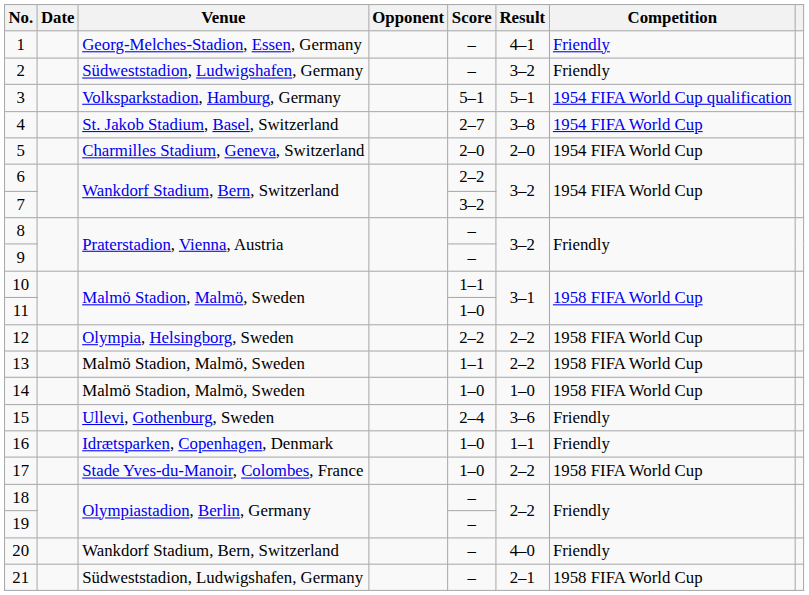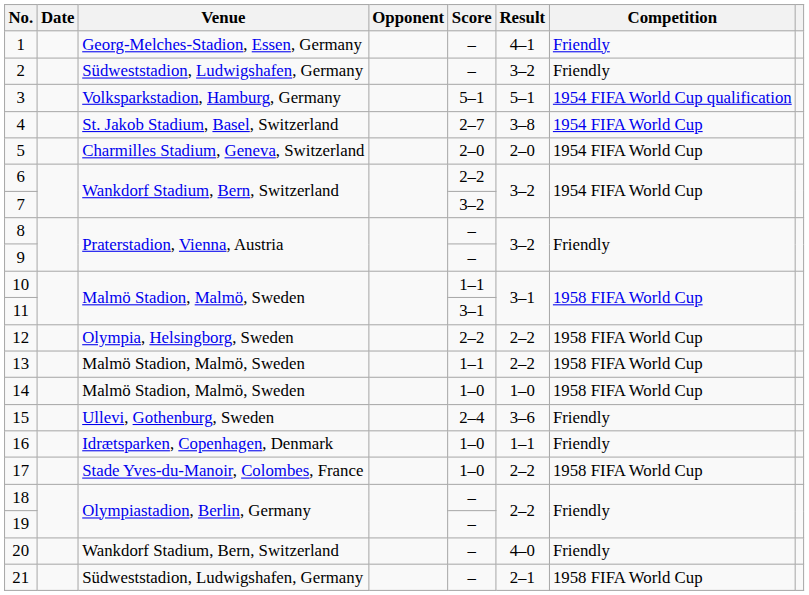(472, 310) 1–0 -> (472, 310) 3–1
